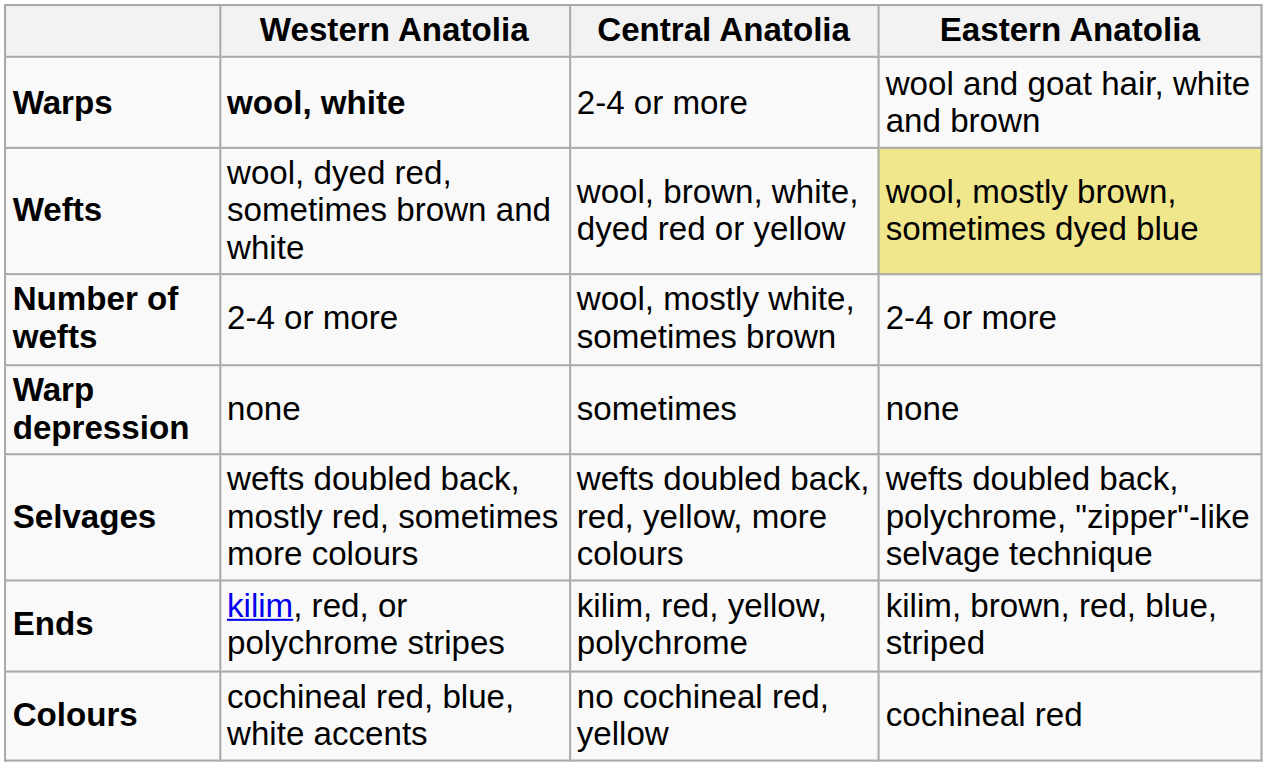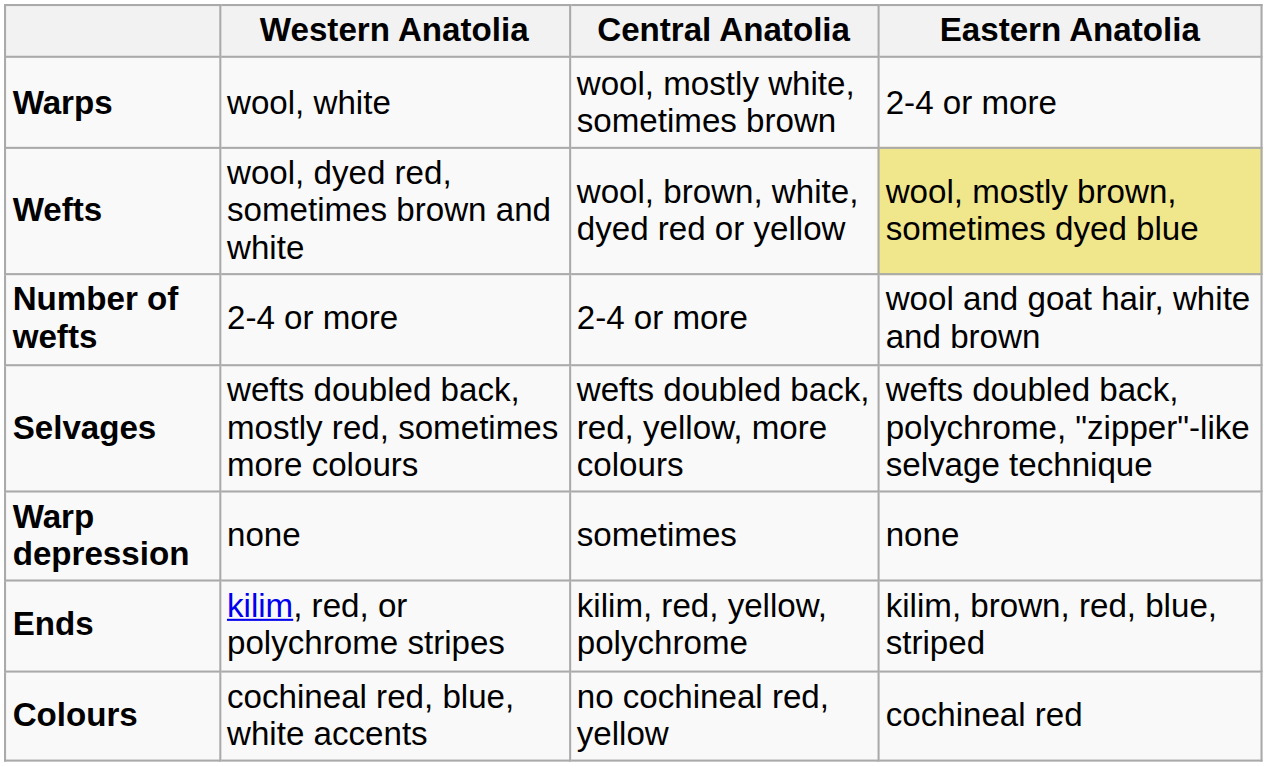(316, 101) bold -> (309, 101) normal
(662, 101) 2-4 or more -> (716, 101) wool, mostly white, sometimes brown
(1068, 101) wool and goat hair, white and brown -> (971, 101) 2-4 or more
(716, 318) wool, mostly white, sometimes brown -> (662, 318) 2-4 or more
(971, 318) 2-4 or more -> (1068, 318) wool and goat hair, white and brown
rows swapped: (101, 408) <-> (84, 516)
